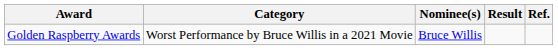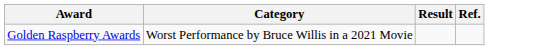- column: (450, 14)
